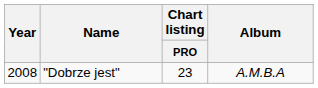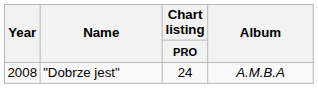(185, 73) 23 -> (185, 73) 24
